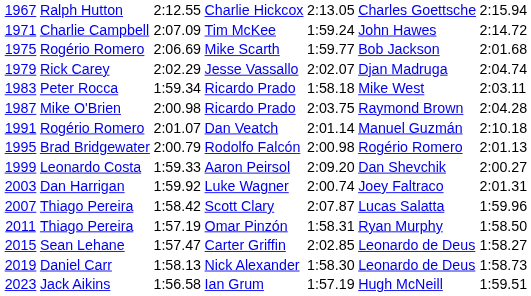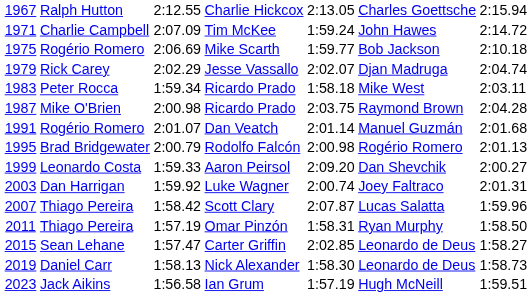(503, 49) 2:01.68 -> (503, 49) 2:10.18
(503, 128) 2:10.18 -> (503, 128) 2:01.68
